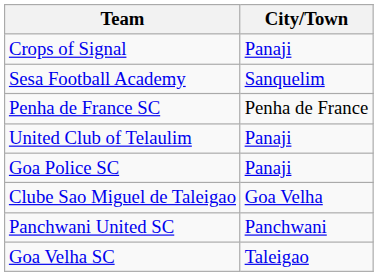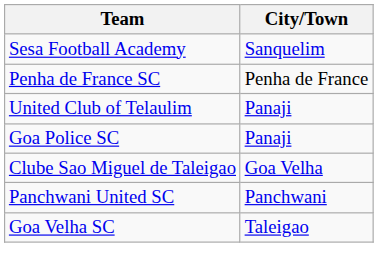- row: (68, 49)
